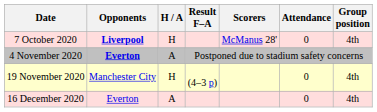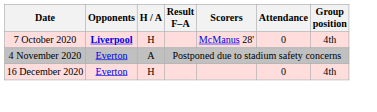(123, 55) bold -> (112, 55) normal
- row: (46, 77)
(172, 99) A -> (151, 71) H
